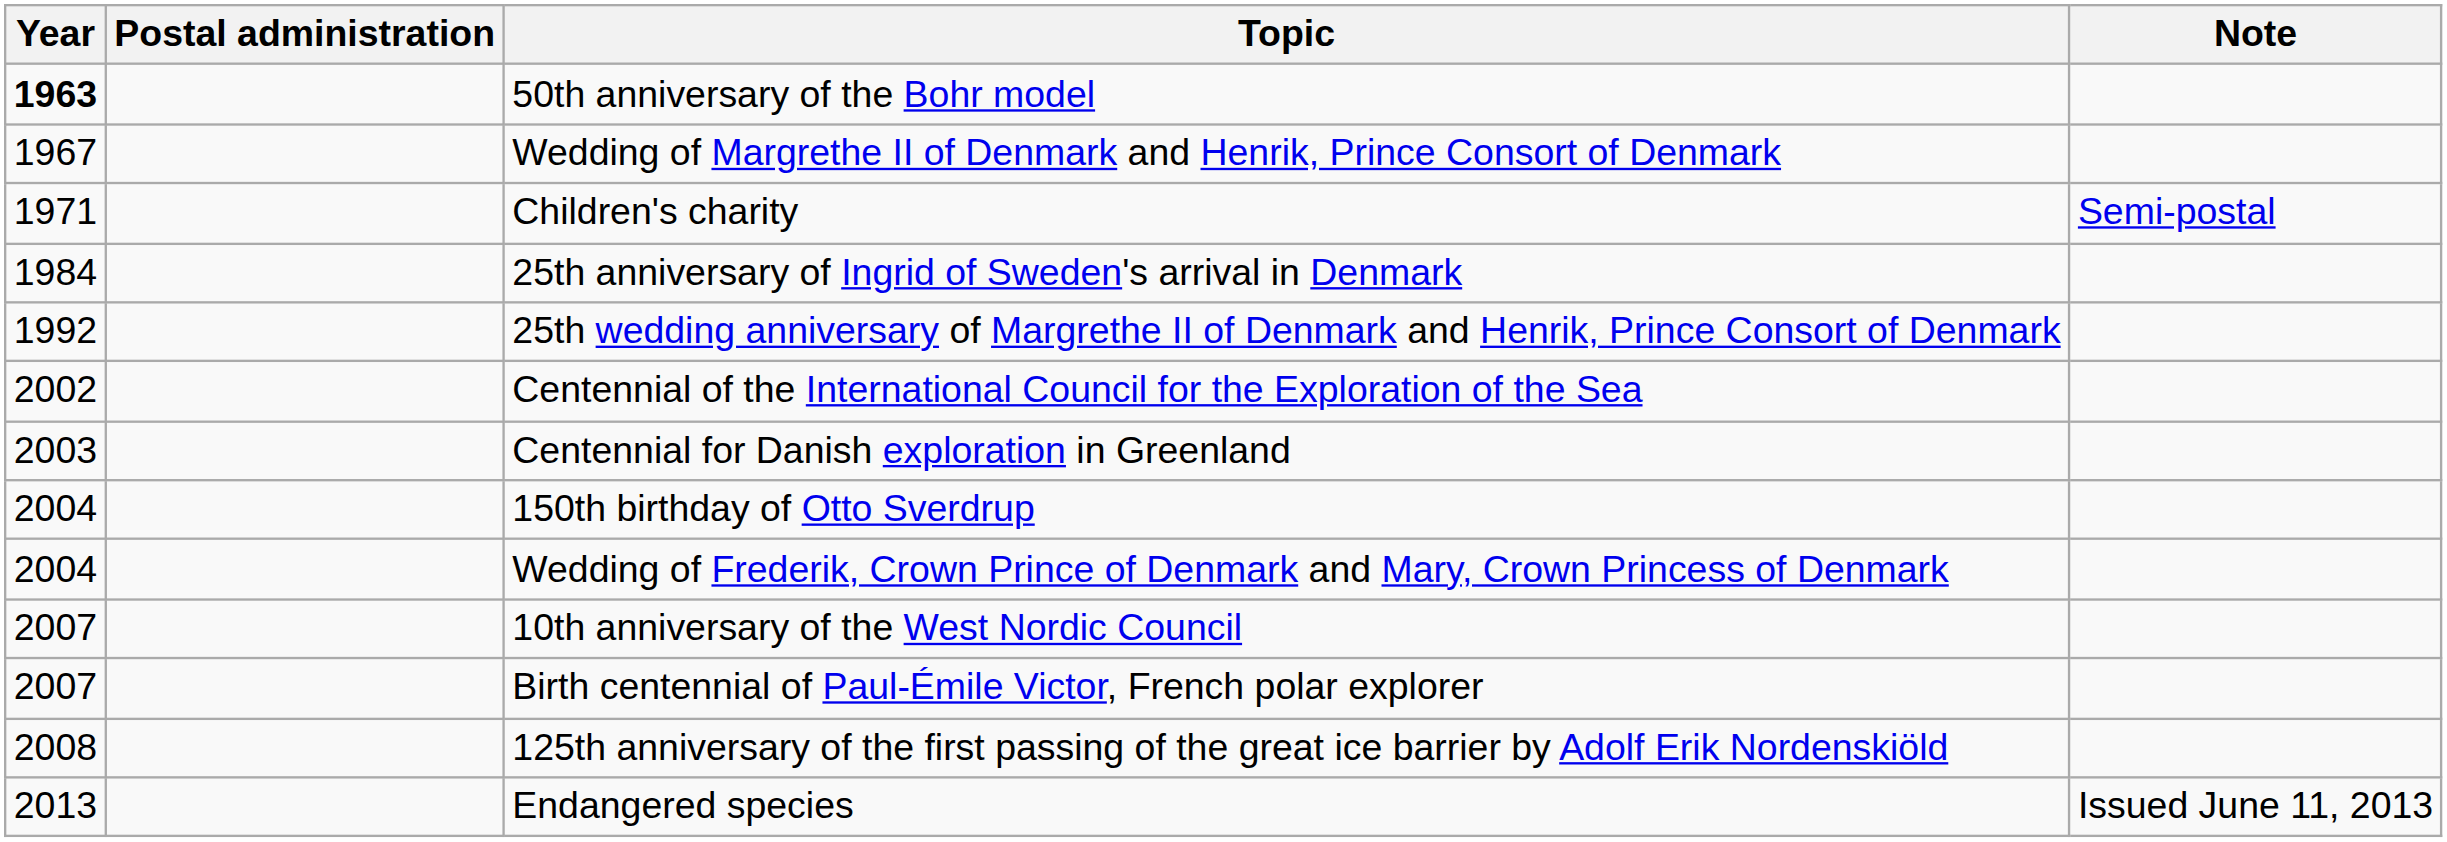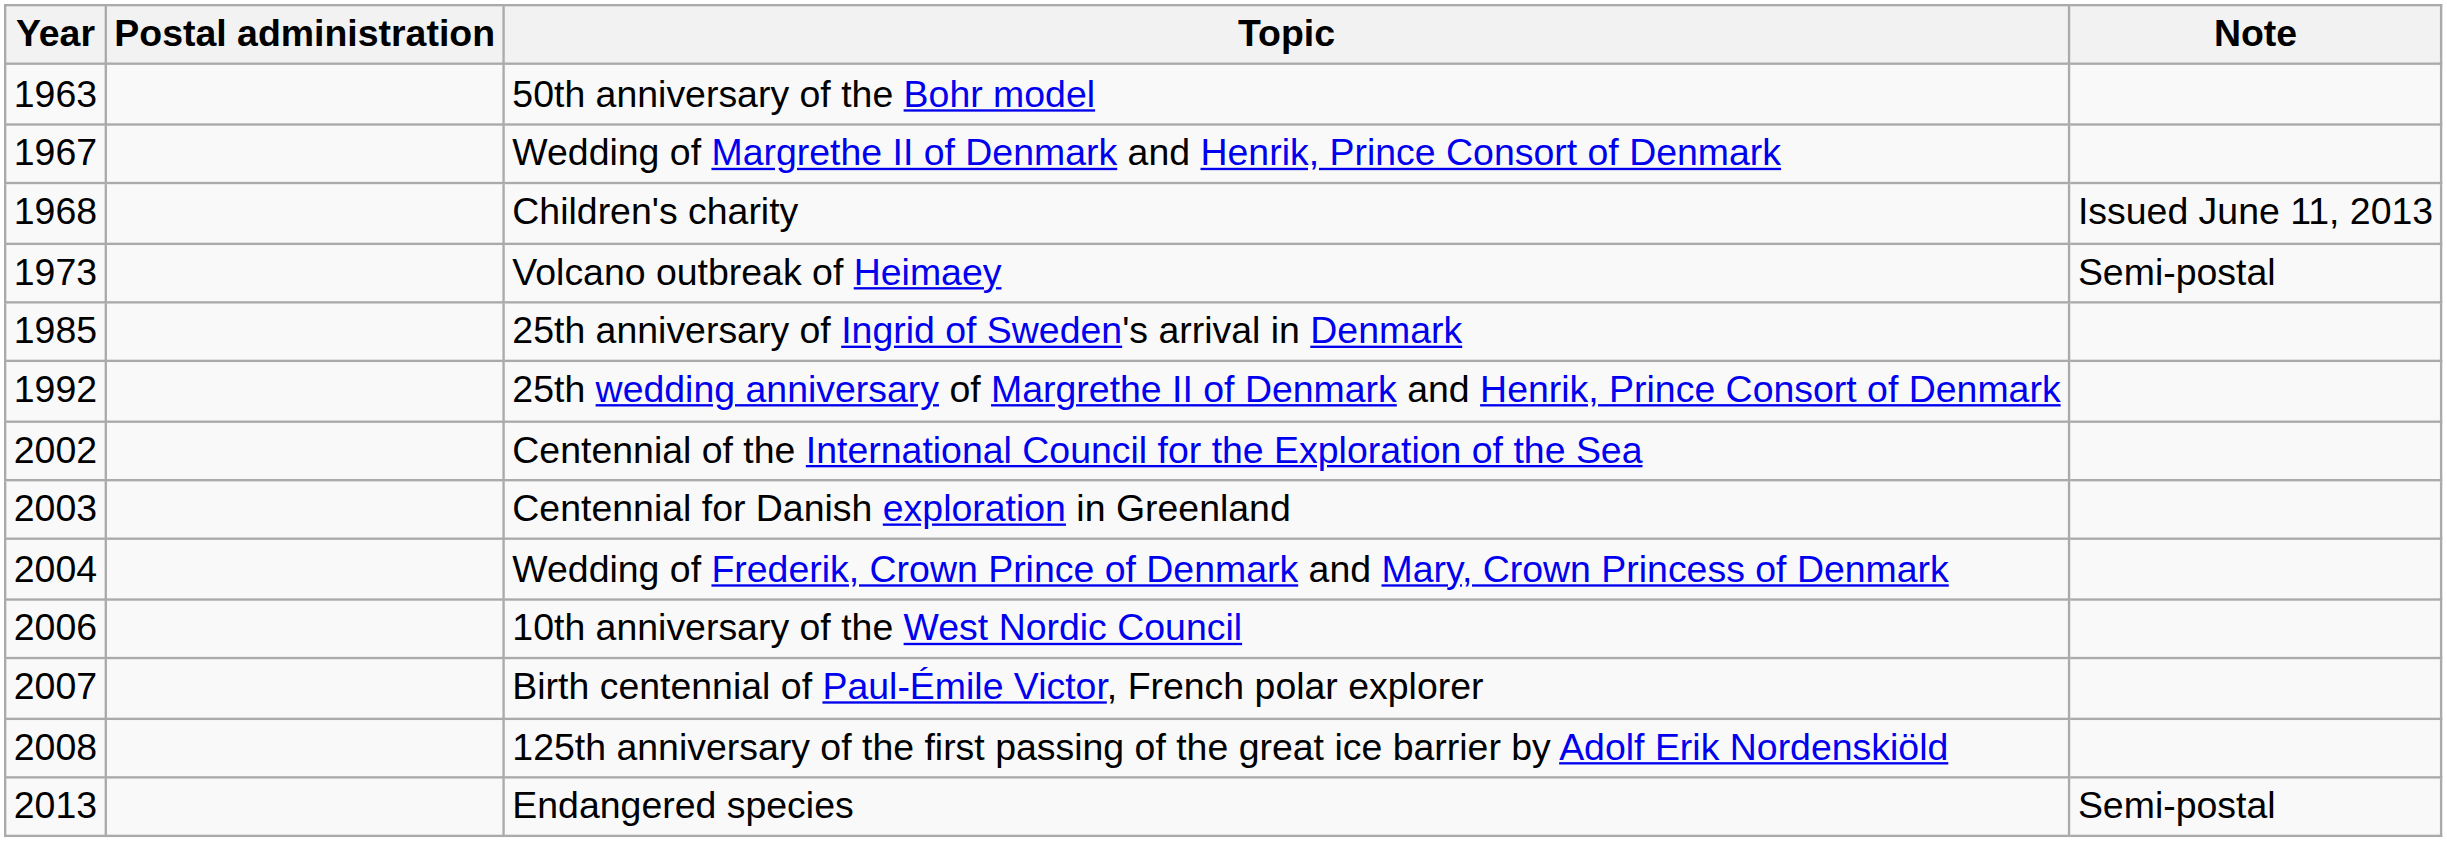(55, 93) bold -> (55, 93) normal
(55, 212) 1971 -> (55, 212) 1968
(2177, 212) Semi-postal -> (2256, 212) Issued June 11, 2013
+ row: (757, 271)
(55, 271) 1984 -> (55, 331) 1985
- row: (774, 509)
(55, 627) 2007 -> (55, 627) 2006
(2256, 806) Issued June 11, 2013 -> (2177, 806) Semi-postal
